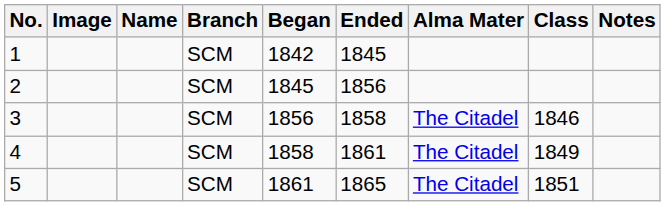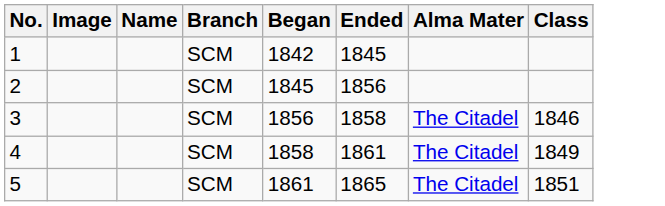- column: (627, 20)
